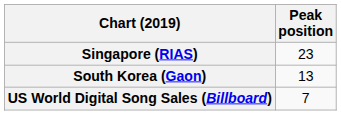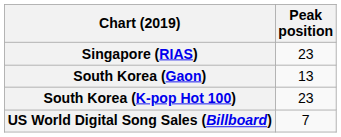+ row: (140, 98)
